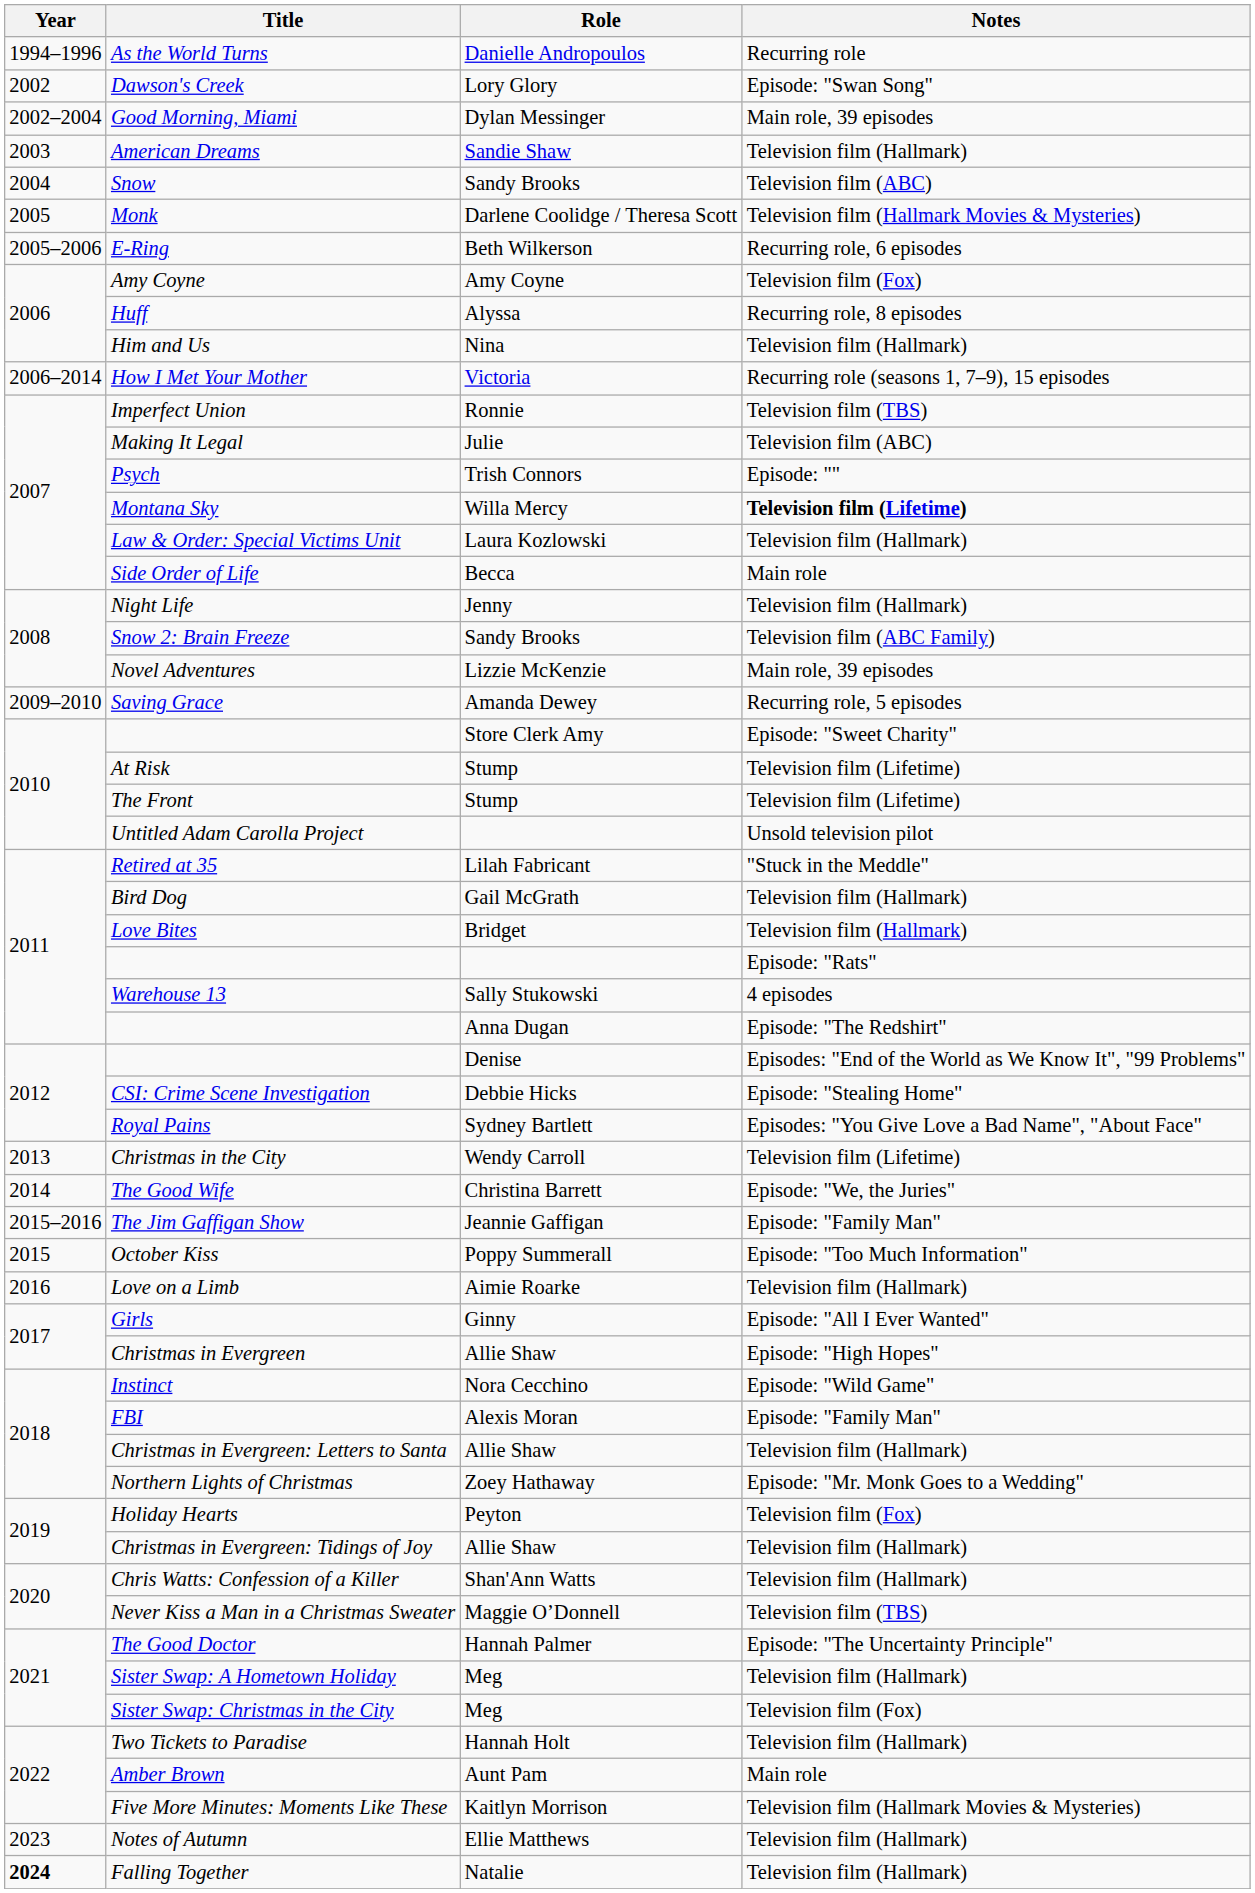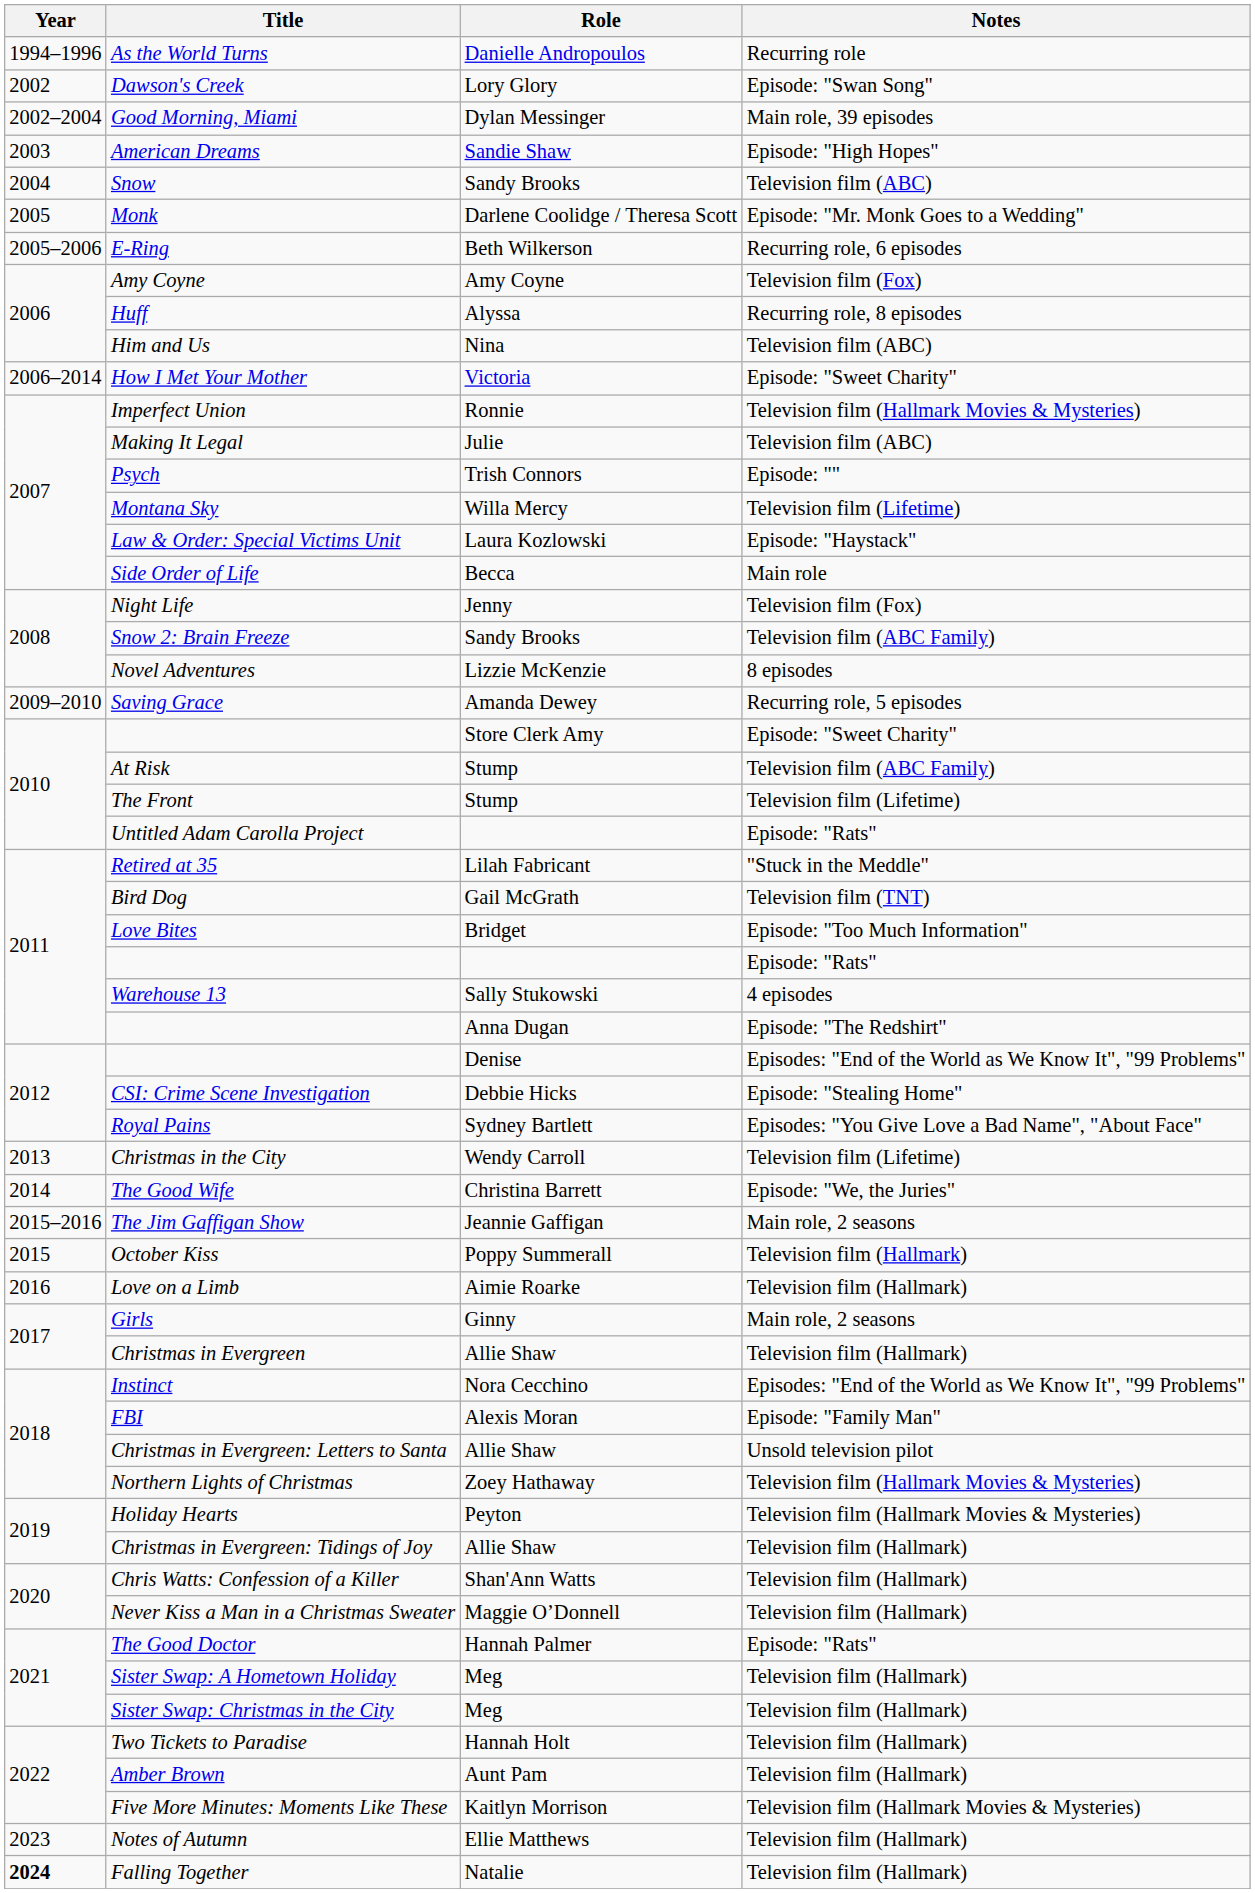(857, 150) Television film (Hallmark) -> (843, 150) Episode: "High Hopes"
(944, 215) Television film (Hallmark Movies & Mysteries) -> (915, 215) Episode: "Mr. Monk Goes to a Wedding"
(857, 345) Television film (Hallmark) -> (839, 345) Television film (ABC)
(928, 378) Recurring role (seasons 1, 7–9), 15 episodes -> (852, 378) Episode: "Sweet Charity"
(837, 410) Television film (TBS) -> (944, 410) Television film (Hallmark Movies & Mysteries)
(857, 507) bold -> (853, 507) normal
(857, 540) Television film (Hallmark) -> (831, 540) Episode: "Haystack"
(857, 605) Television film (Hallmark) -> (834, 605) Television film (Fox)
(840, 670) Main role, 39 episodes -> (790, 670) 8 episodes
(853, 767) Television film (Lifetime) -> (871, 767) Television film (ABC Family)
(840, 832) Unsold television pilot -> (812, 832) Episode: "Rats"
(857, 897) Television film (Hallmark) -> (838, 897) Television film (TNT)
(857, 930) Television film (Hallmark) -> (887, 930) Episode: "Too Much Information"
(844, 1222) Episode: "Family Man" -> (831, 1222) Main role, 2 seasons
(887, 1254) Episode: "Too Much Information" -> (857, 1254) Television film (Hallmark)
(868, 1319) Episode: "All I Ever Wanted" -> (831, 1319) Main role, 2 seasons
(843, 1352) Episode: "High Hopes" -> (857, 1352) Television film (Hallmark)
(840, 1384) Episode: "Wild Game" -> (996, 1384) Episodes: "End of the World as We Know It", "99 Problems"
(857, 1449) Television film (Hallmark) -> (840, 1449) Unsold television pilot
(915, 1482) Episode: "Mr. Monk Goes to a Wedding" -> (944, 1482) Television film (Hallmark Movies & Mysteries)
(834, 1514) Television film (Fox) -> (944, 1514) Television film (Hallmark Movies & Mysteries)
(837, 1612) Television film (TBS) -> (857, 1612) Television film (Hallmark)
(900, 1644) Episode: "The Uncertainty Principle" -> (812, 1644) Episode: "Rats"
(834, 1709) Television film (Fox) -> (857, 1709) Television film (Hallmark)
(787, 1774) Main role -> (857, 1774) Television film (Hallmark)
